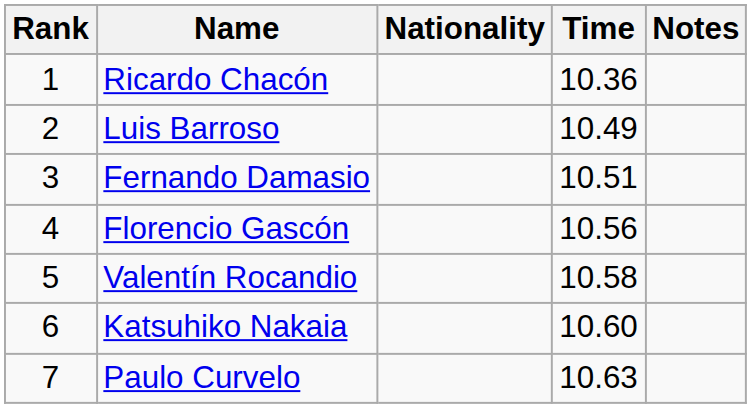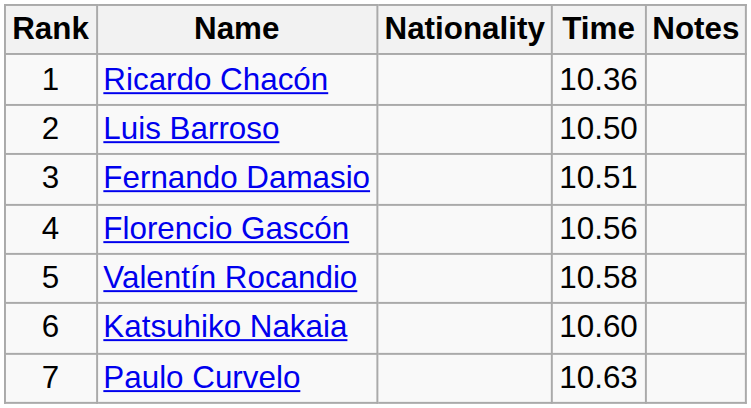(599, 128) 10.49 -> (599, 128) 10.50
